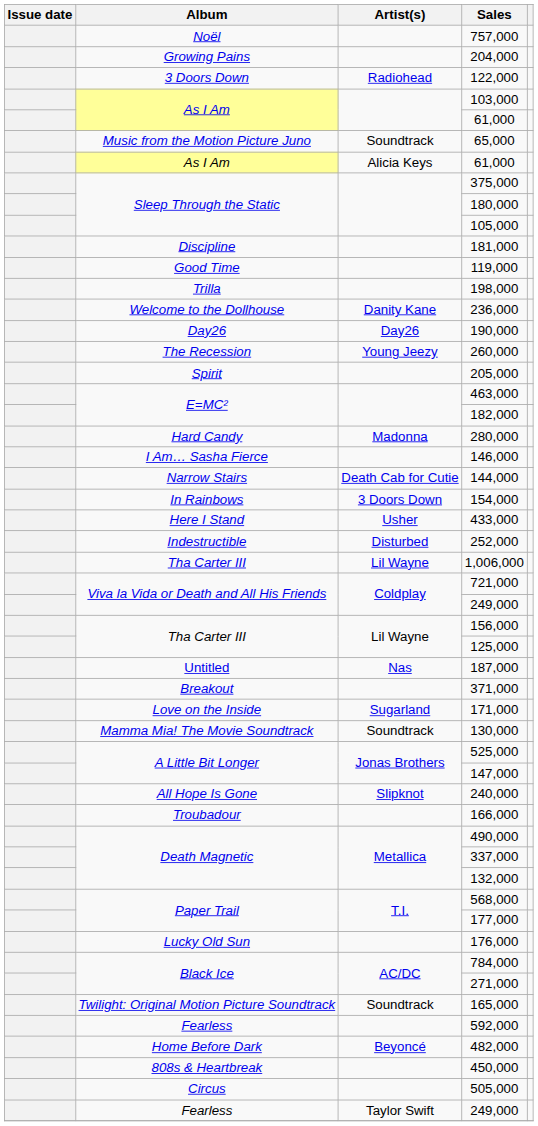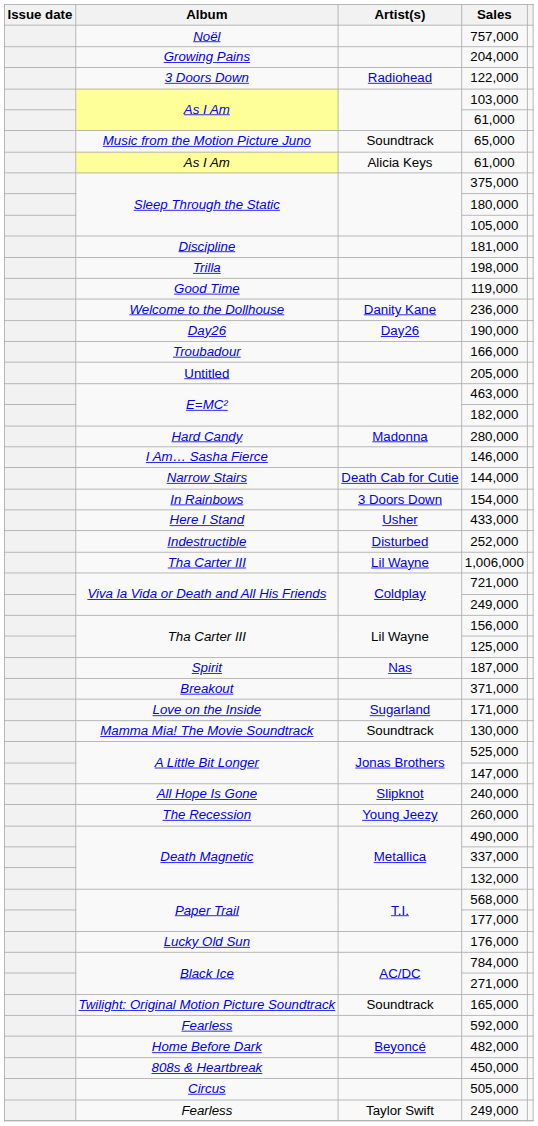rows swapped: (400, 268) <-> (400, 289)
rows swapped: (400, 815) <-> (400, 352)
(207, 373) Spirit -> (207, 373) Untitled
(207, 667) Untitled -> (207, 667) Spirit
